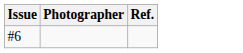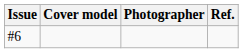+ column: (80, 15)
